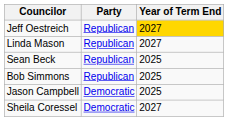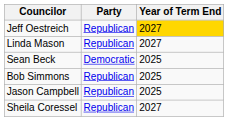(109, 60) Republican -> (109, 60) Democratic
(109, 92) Democratic -> (109, 92) Republican
(109, 108) Democratic -> (109, 108) Republican
